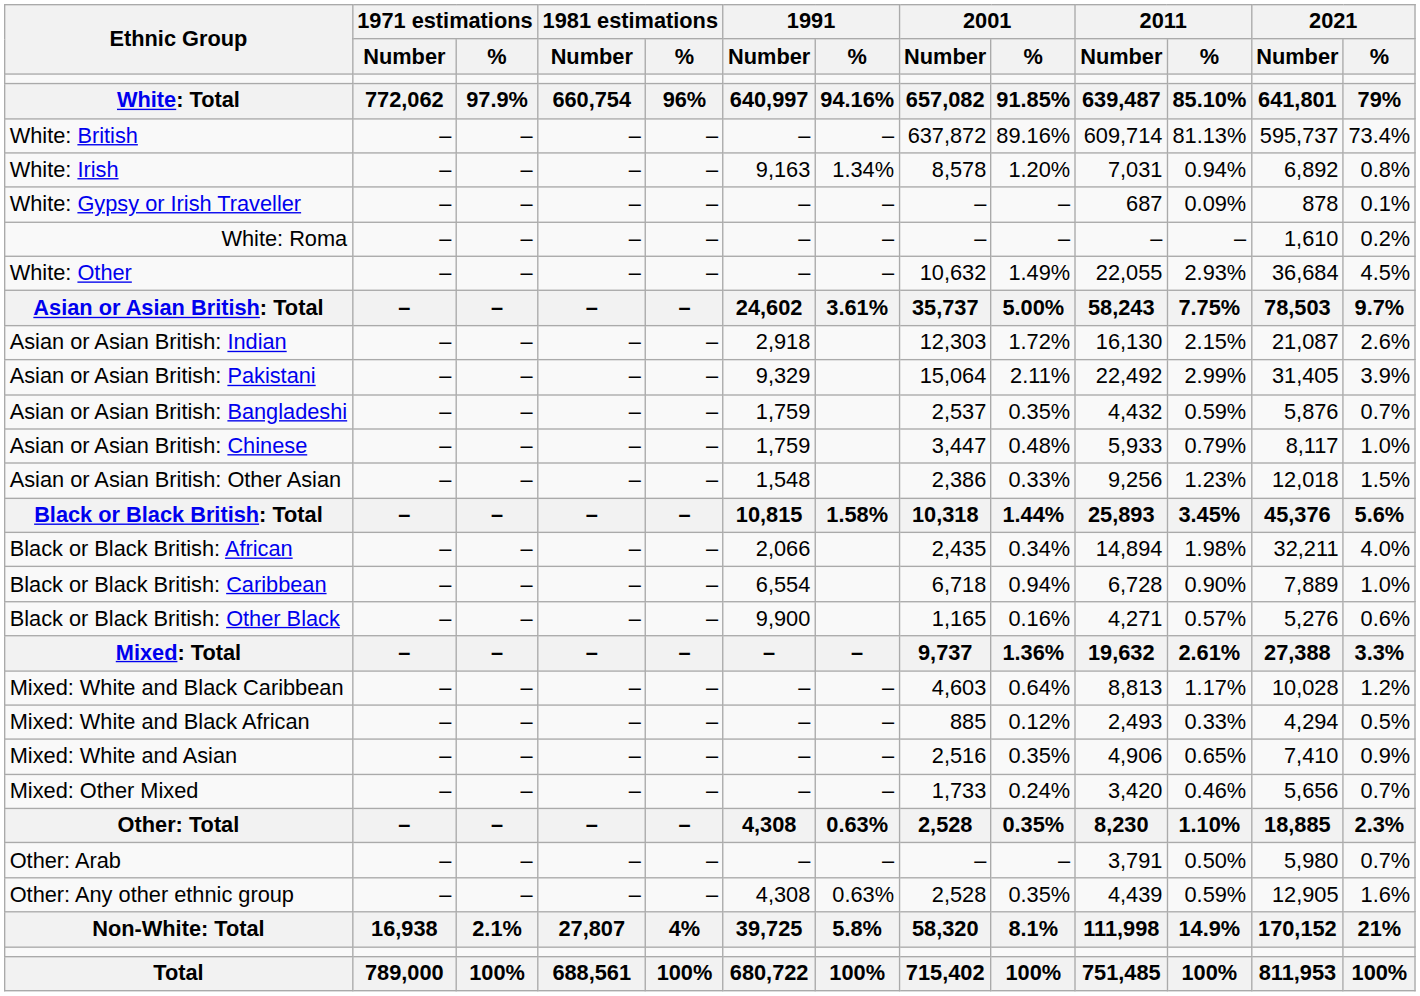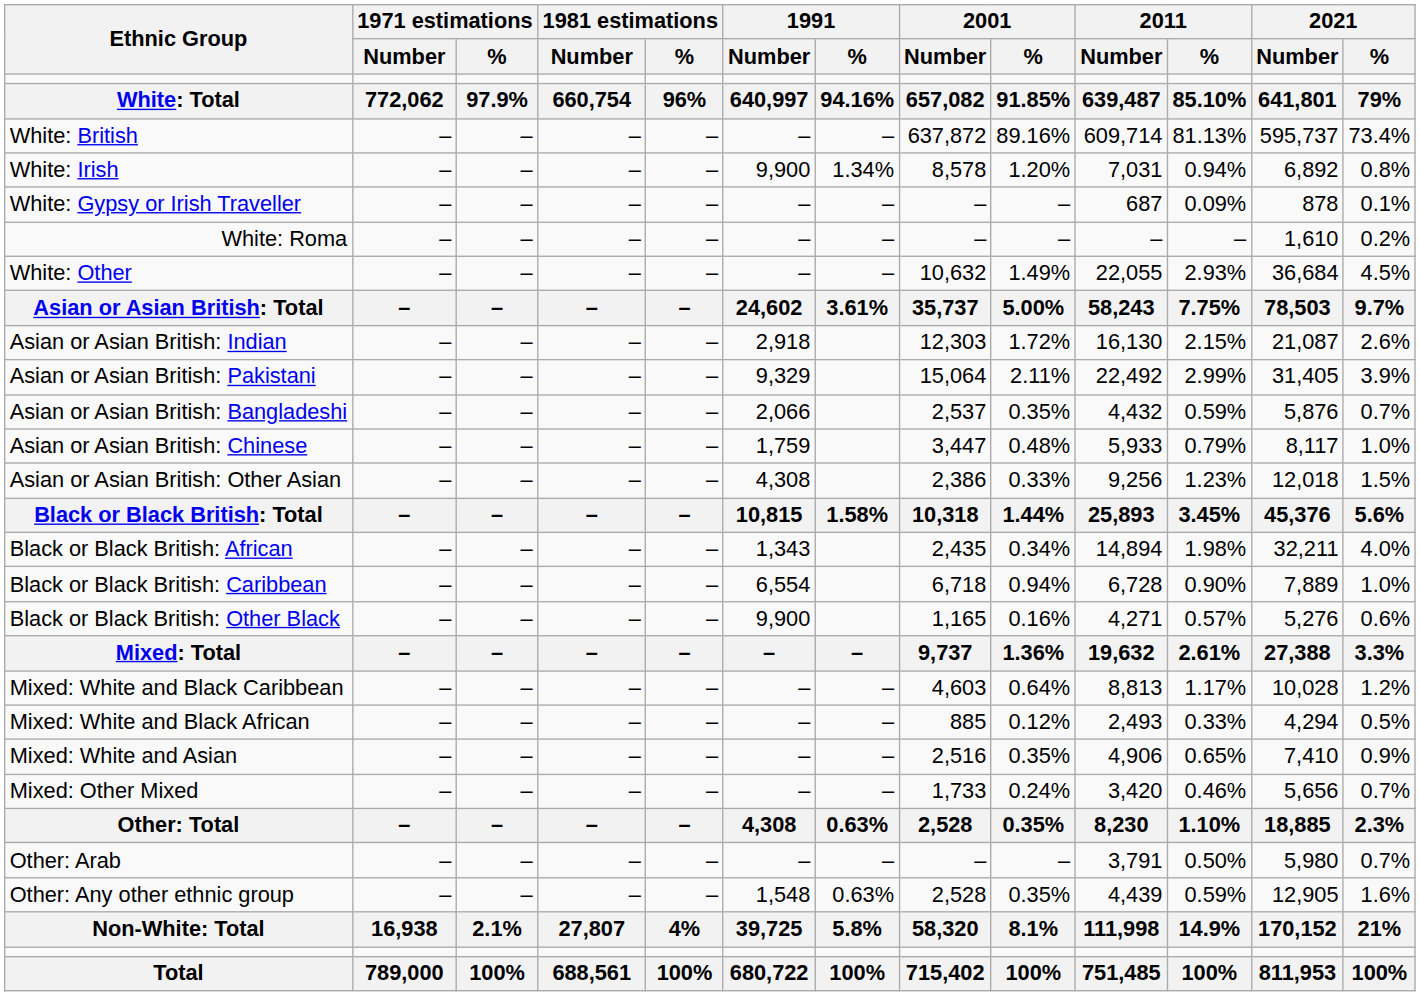(783, 169) 9,163 -> (783, 169) 9,900
(783, 411) 1,759 -> (783, 411) 2,066
(783, 480) 1,548 -> (783, 480) 4,308
(783, 549) 2,066 -> (783, 549) 1,343
(783, 894) 4,308 -> (783, 894) 1,548
